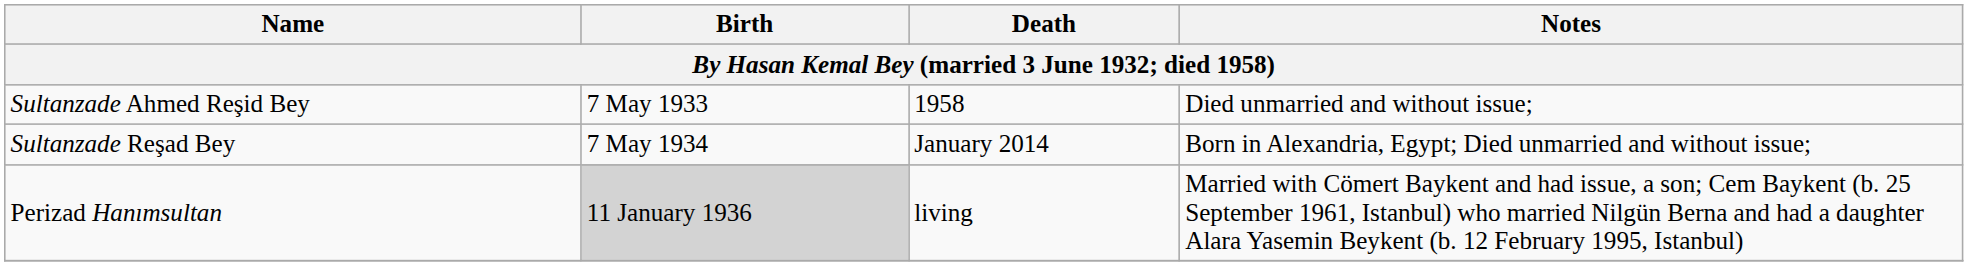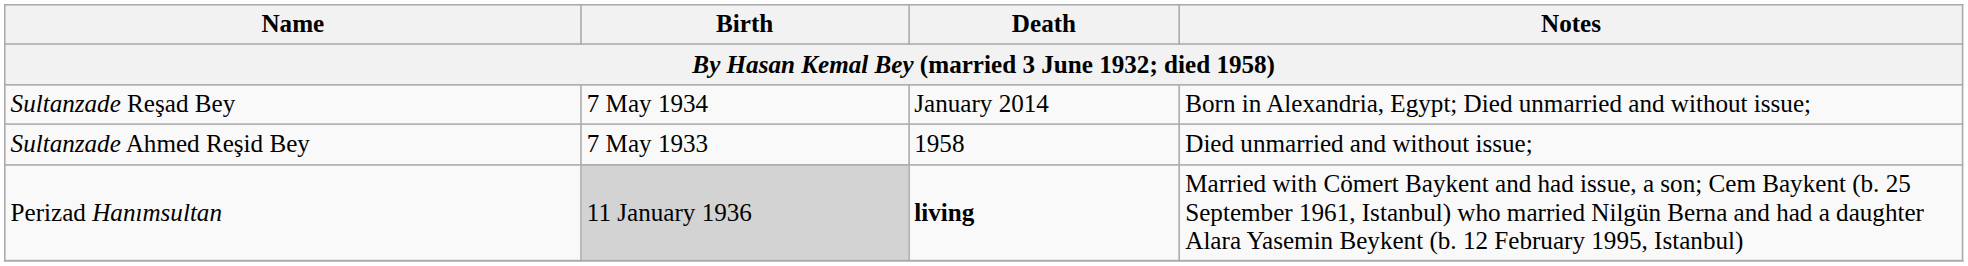rows swapped: (160, 104) <-> (123, 143)
(944, 212) normal -> (944, 212) bold
